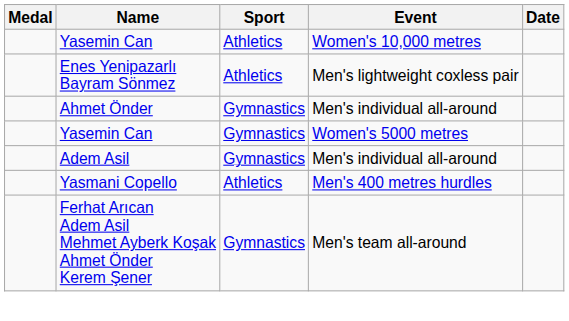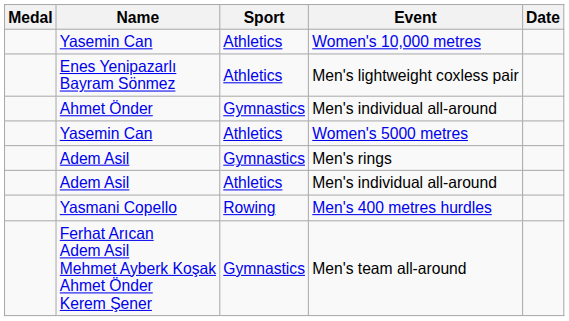(264, 134) Gymnastics -> (253, 134) Athletics
+ row: (95, 159)
(264, 159) Gymnastics -> (253, 183) Athletics
(253, 183) Athletics -> (249, 208) Rowing
